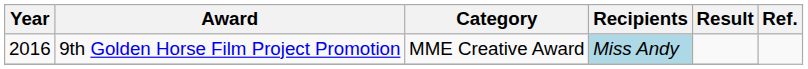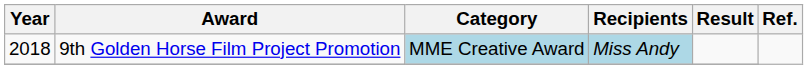(30, 49) 2016 -> (30, 49) 2018
(497, 49) no background -> (497, 49) lightblue background
